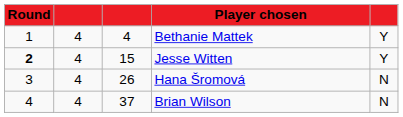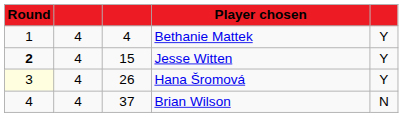(29, 79) no background -> (29, 79) lightyellow background
(384, 79) N -> (384, 79) Y
